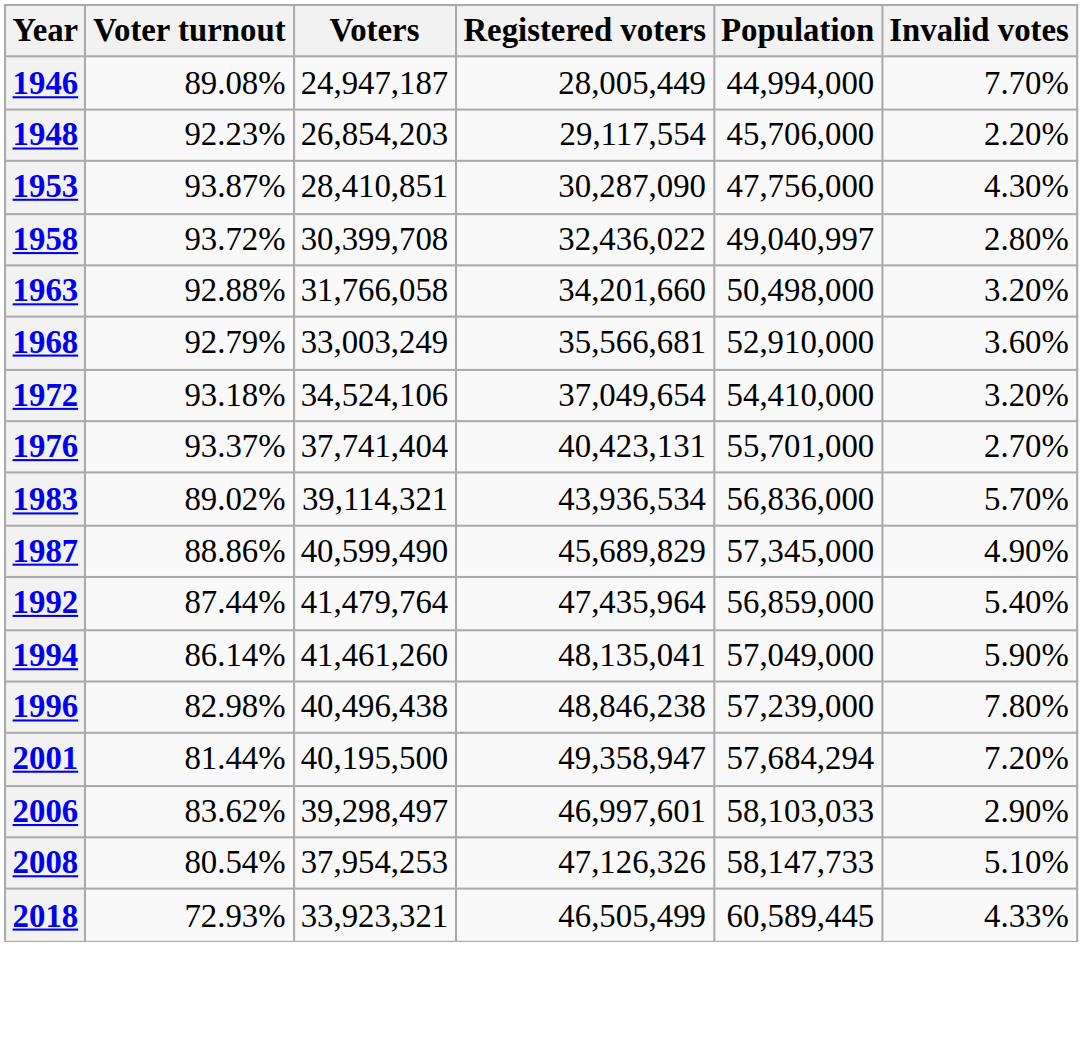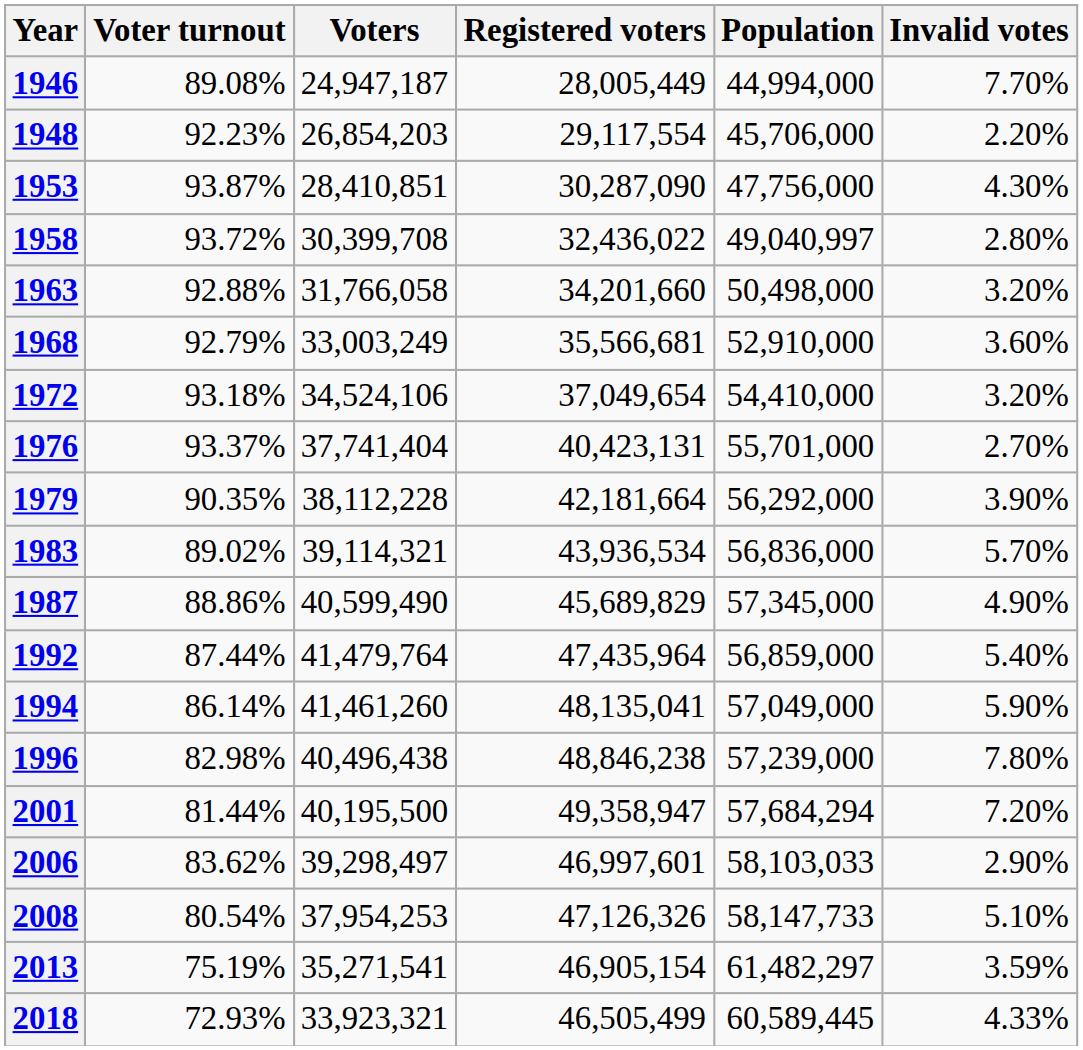+ row: (45, 498)
+ row: (45, 966)
